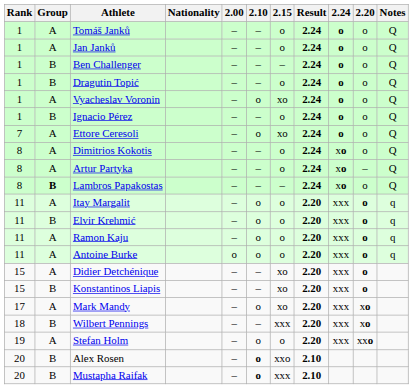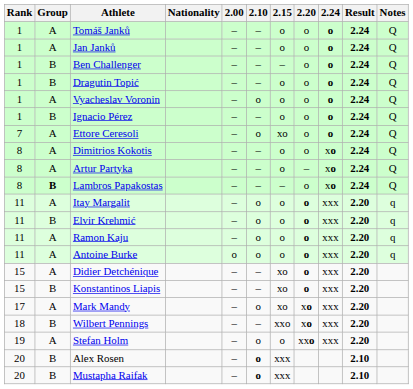columns swapped: (365, 13) <-> (312, 13)
(282, 99) xo -> (282, 99) o
(282, 323) xxx -> (282, 323) xxo
(282, 358) xxo -> (282, 358) xxx
